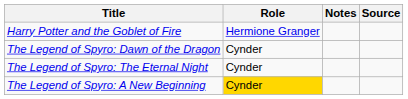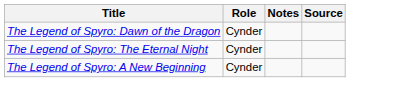- row: (94, 31)
(244, 85) gold background -> (244, 67) no background
